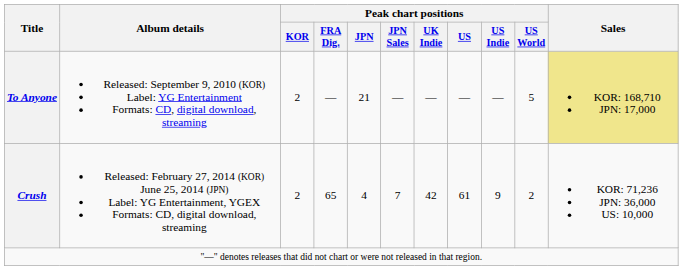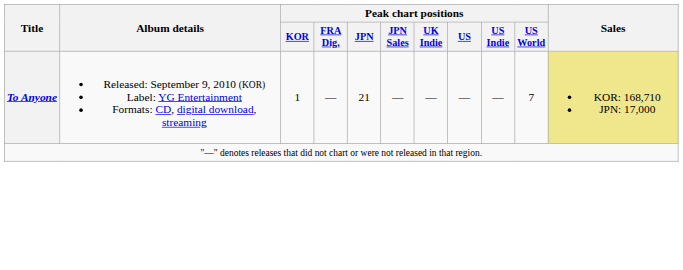(297, 97) 2 -> (297, 97) 1
(531, 97) 5 -> (531, 97) 7
- row: (32, 195)
